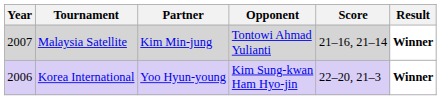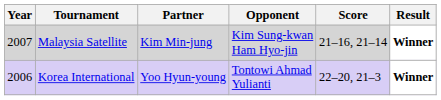(272, 42) Tontowi Ahmad Yulianti -> (273, 42) Kim Sung-kwan Ham Hyo-jin
(273, 77) Kim Sung-kwan Ham Hyo-jin -> (272, 77) Tontowi Ahmad Yulianti
